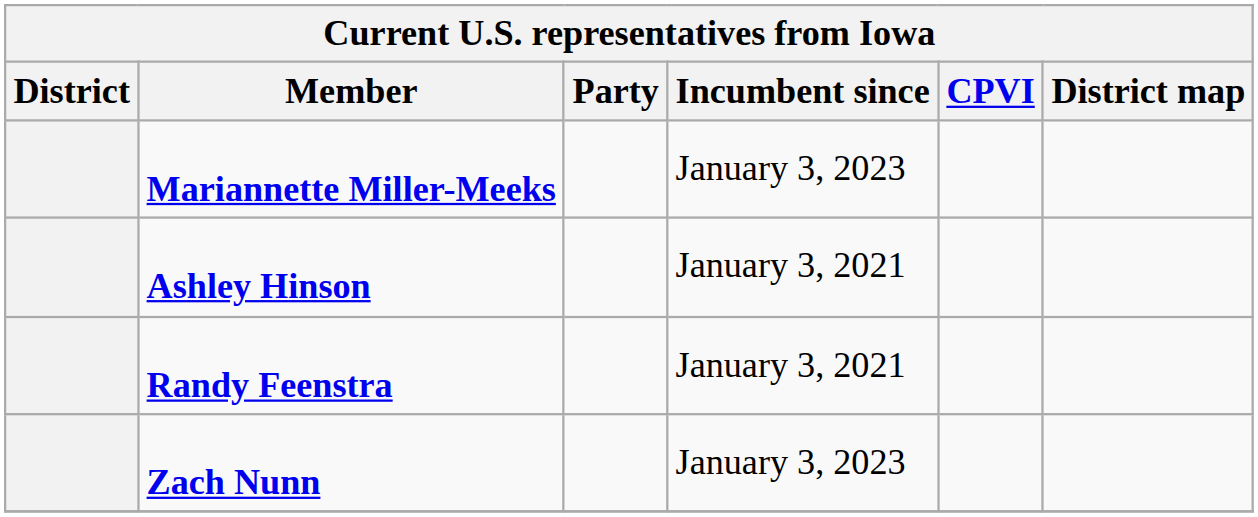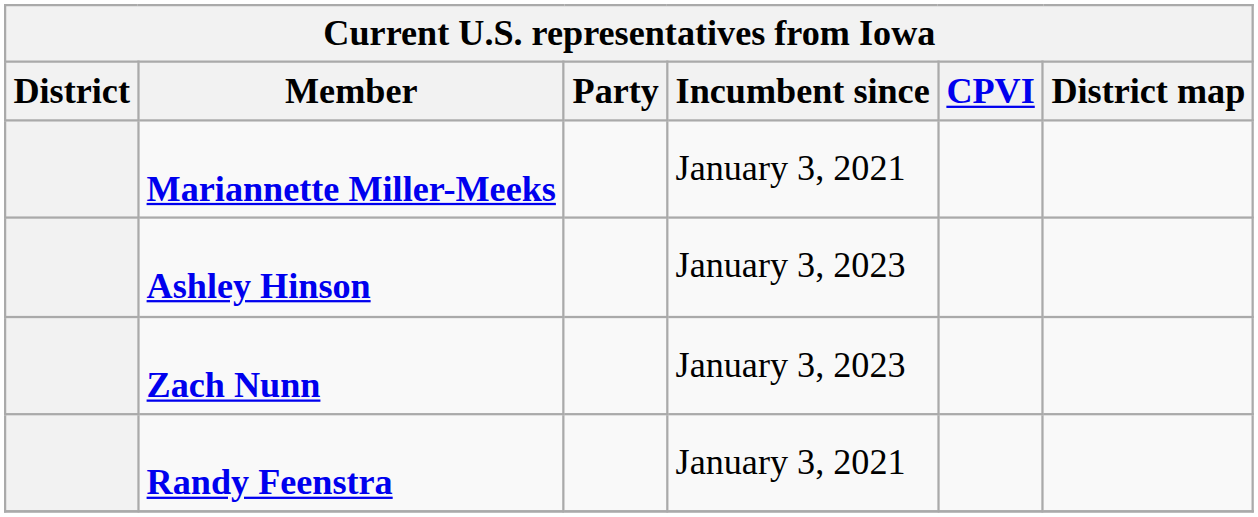(791, 168) January 3, 2023 -> (791, 168) January 3, 2021
(791, 266) January 3, 2021 -> (791, 266) January 3, 2023
rows swapped: (234, 482) <-> (270, 384)
